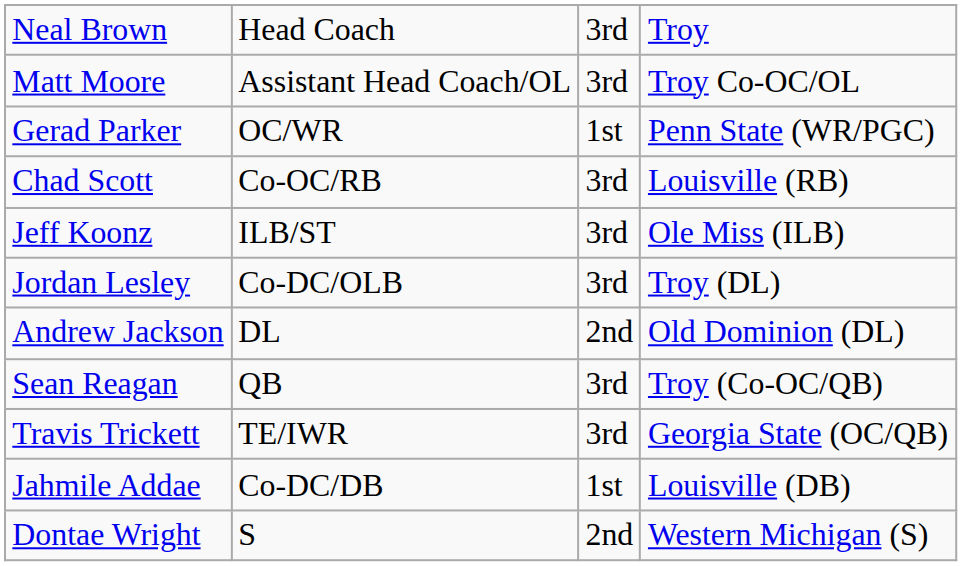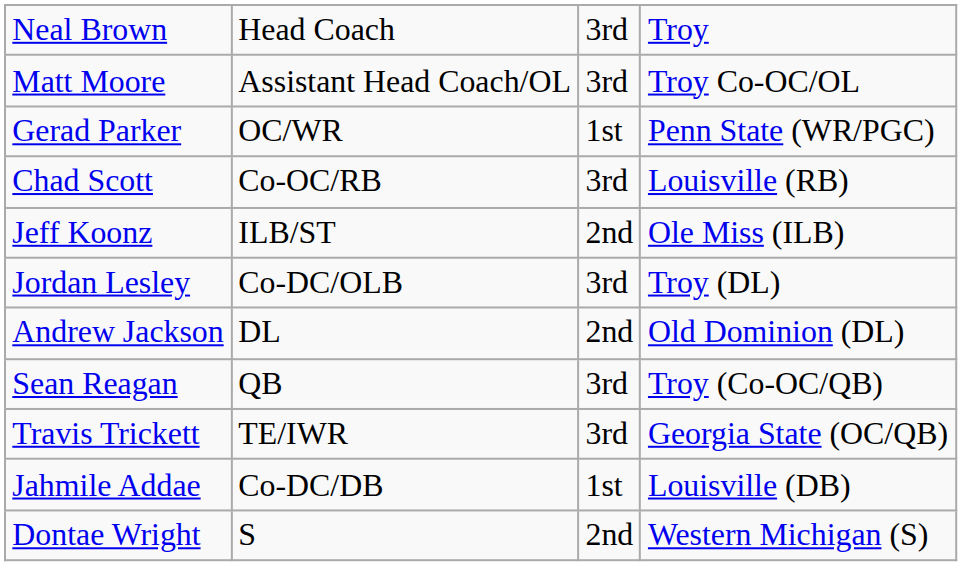(607, 231) 3rd -> (609, 231) 2nd
